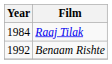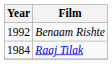rows swapped: (59, 31) <-> (70, 50)
